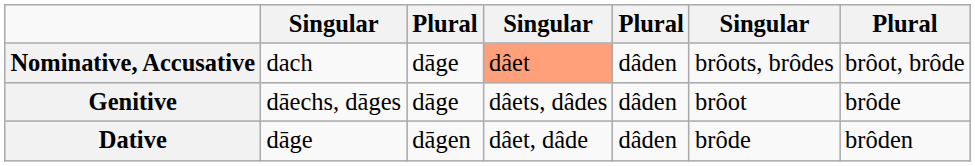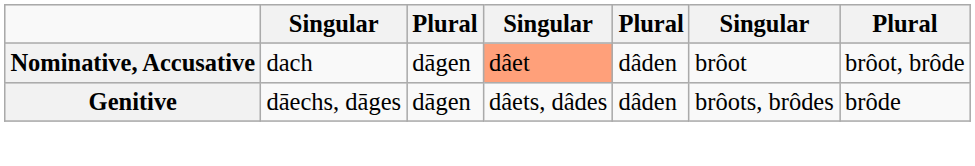(435, 62) dāge -> (442, 62) dāgen
(764, 62) brôots, brôdes -> (721, 62) brôot
(435, 101) dāge -> (442, 101) dāgen
(721, 101) brôot -> (764, 101) brôots, brôdes
- row: (133, 140)
